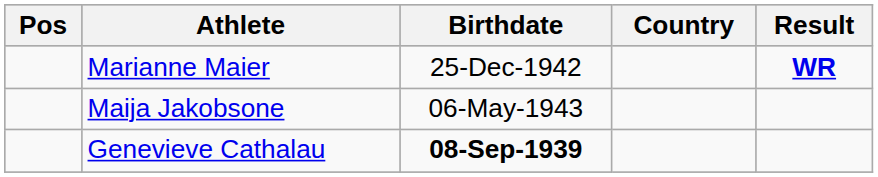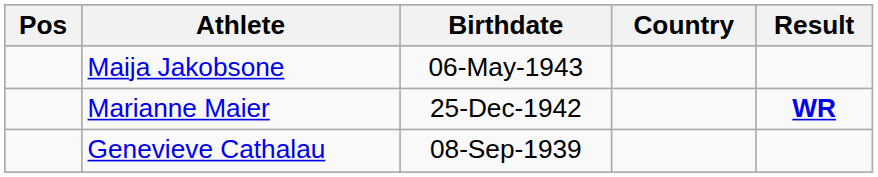rows swapped: (179, 66) <-> (186, 108)
(506, 150) bold -> (506, 150) normal
